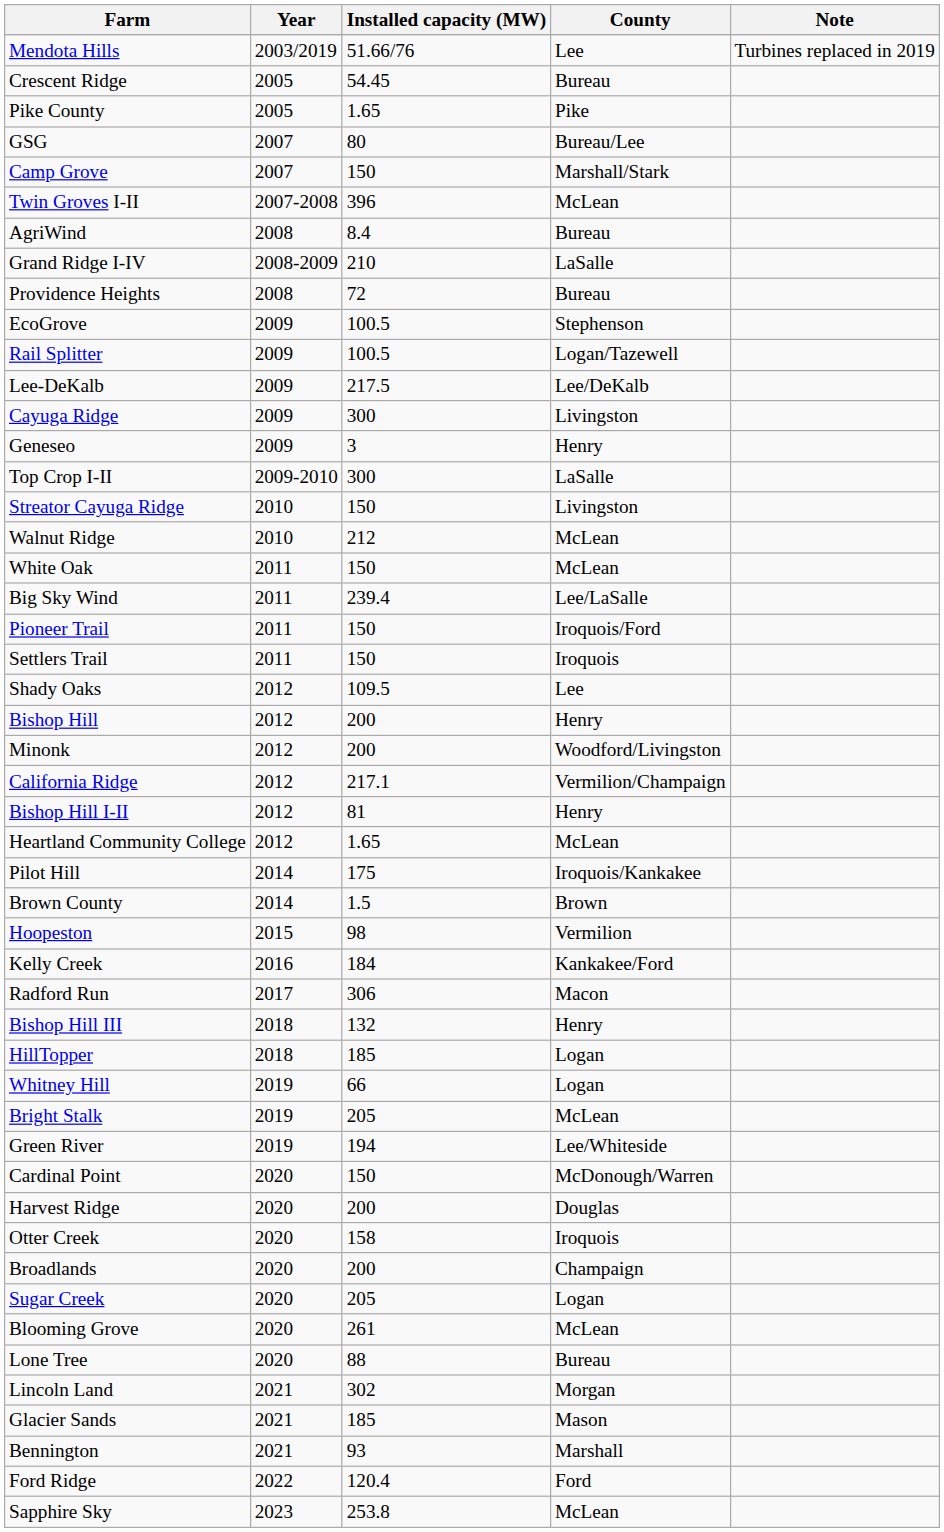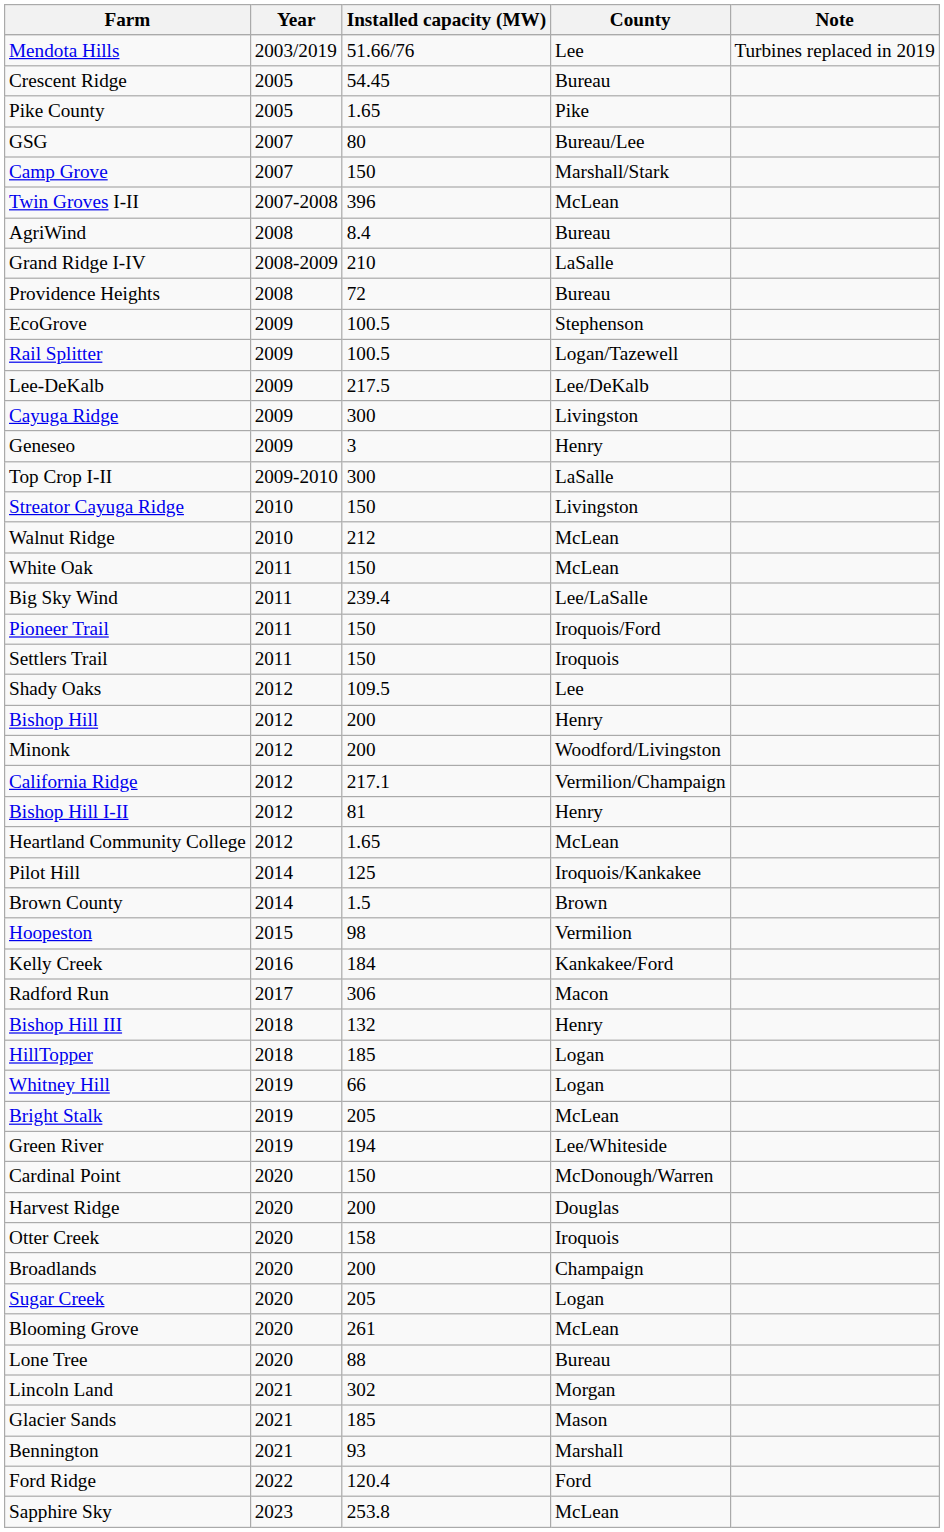(361, 872) 175 -> (361, 872) 125
